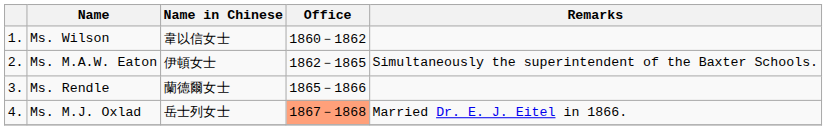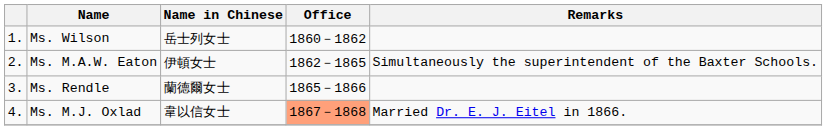(197, 39) 韋以信女士 -> (197, 39) 岳士列女士
(197, 113) 岳士列女士 -> (197, 113) 韋以信女士
